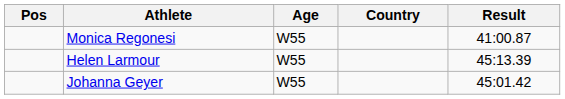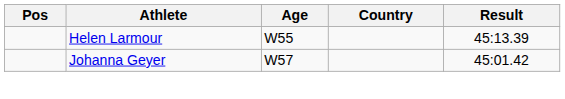- row: (121, 37)
(291, 82) W55 -> (279, 60) W57
